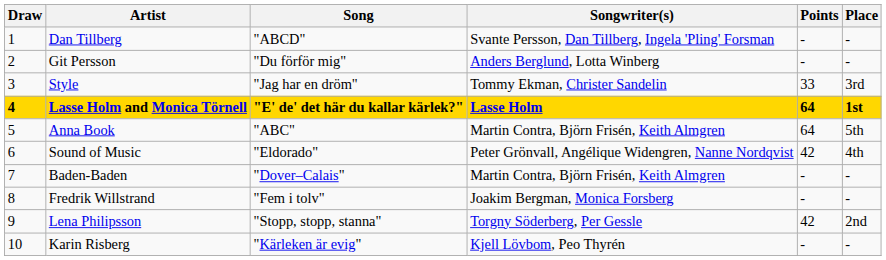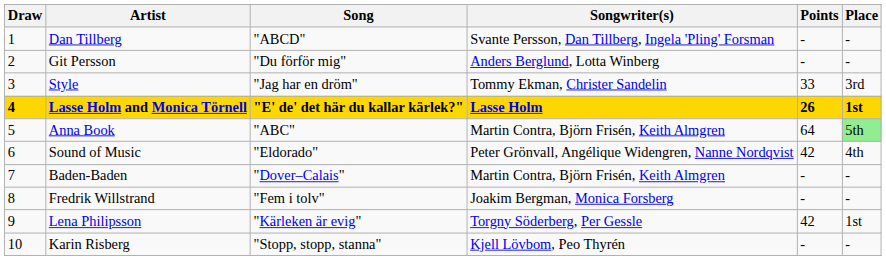(807, 107) 64 -> (807, 107) 26
(855, 130) no background -> (855, 130) lightgreen background
(317, 221) "Stopp, stopp, stanna" -> (307, 221) "Kärleken är evig"
(856, 221) 2nd -> (854, 221) 1st
(307, 244) "Kärleken är evig" -> (317, 244) "Stopp, stopp, stanna"
